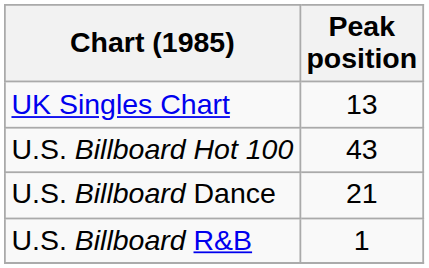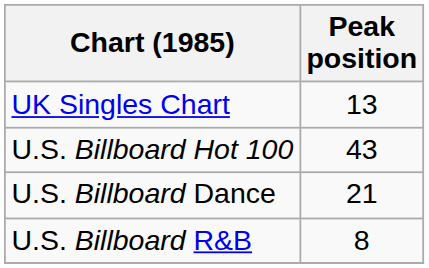(362, 239) 1 -> (362, 239) 8
